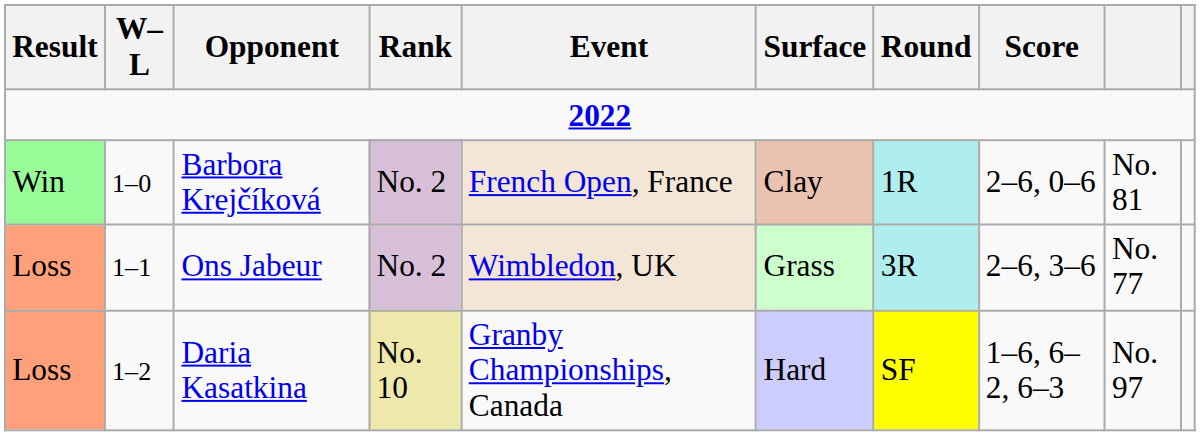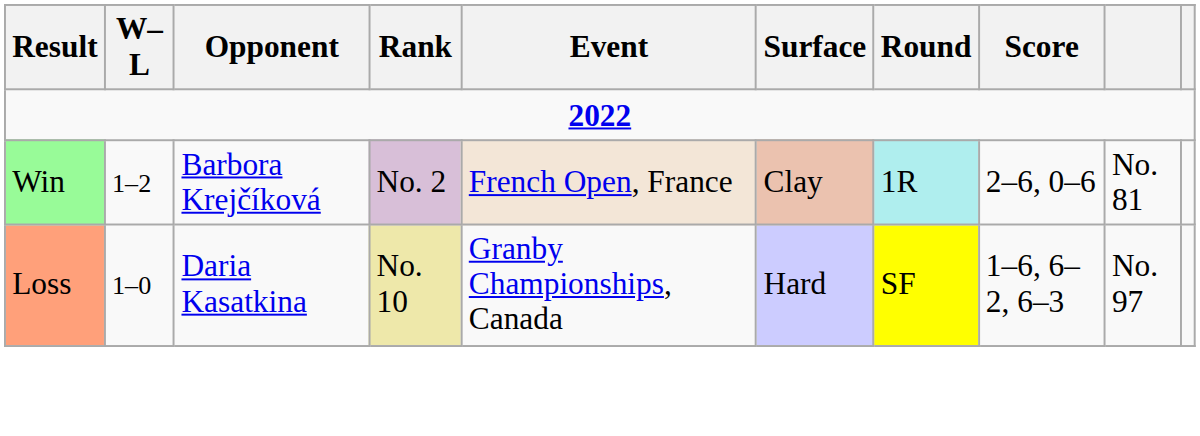(132, 183) 1–0 -> (132, 183) 1–2
- row: (252, 266)
(132, 371) 1–2 -> (132, 286) 1–0
